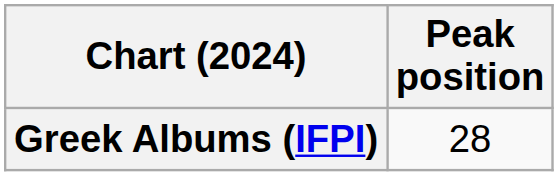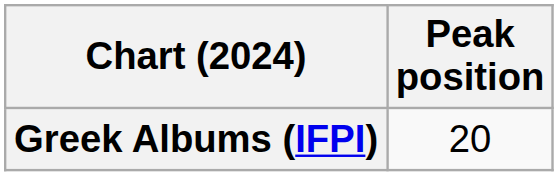(470, 138) 28 -> (470, 138) 20
